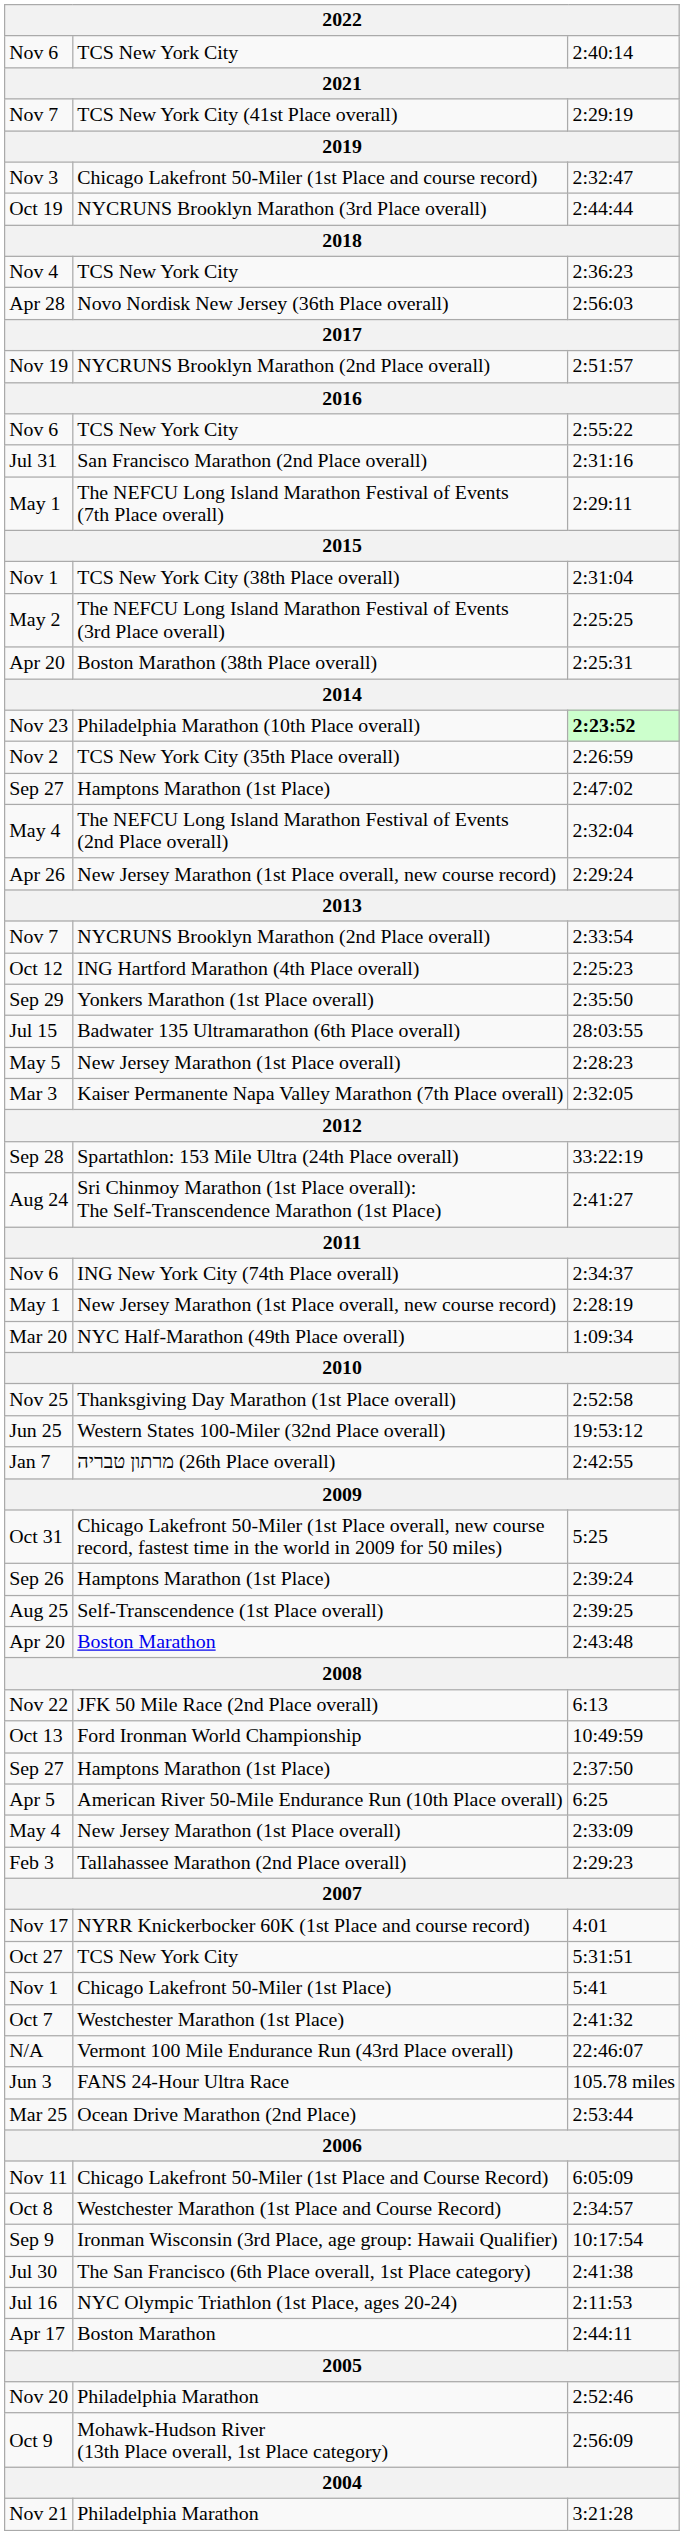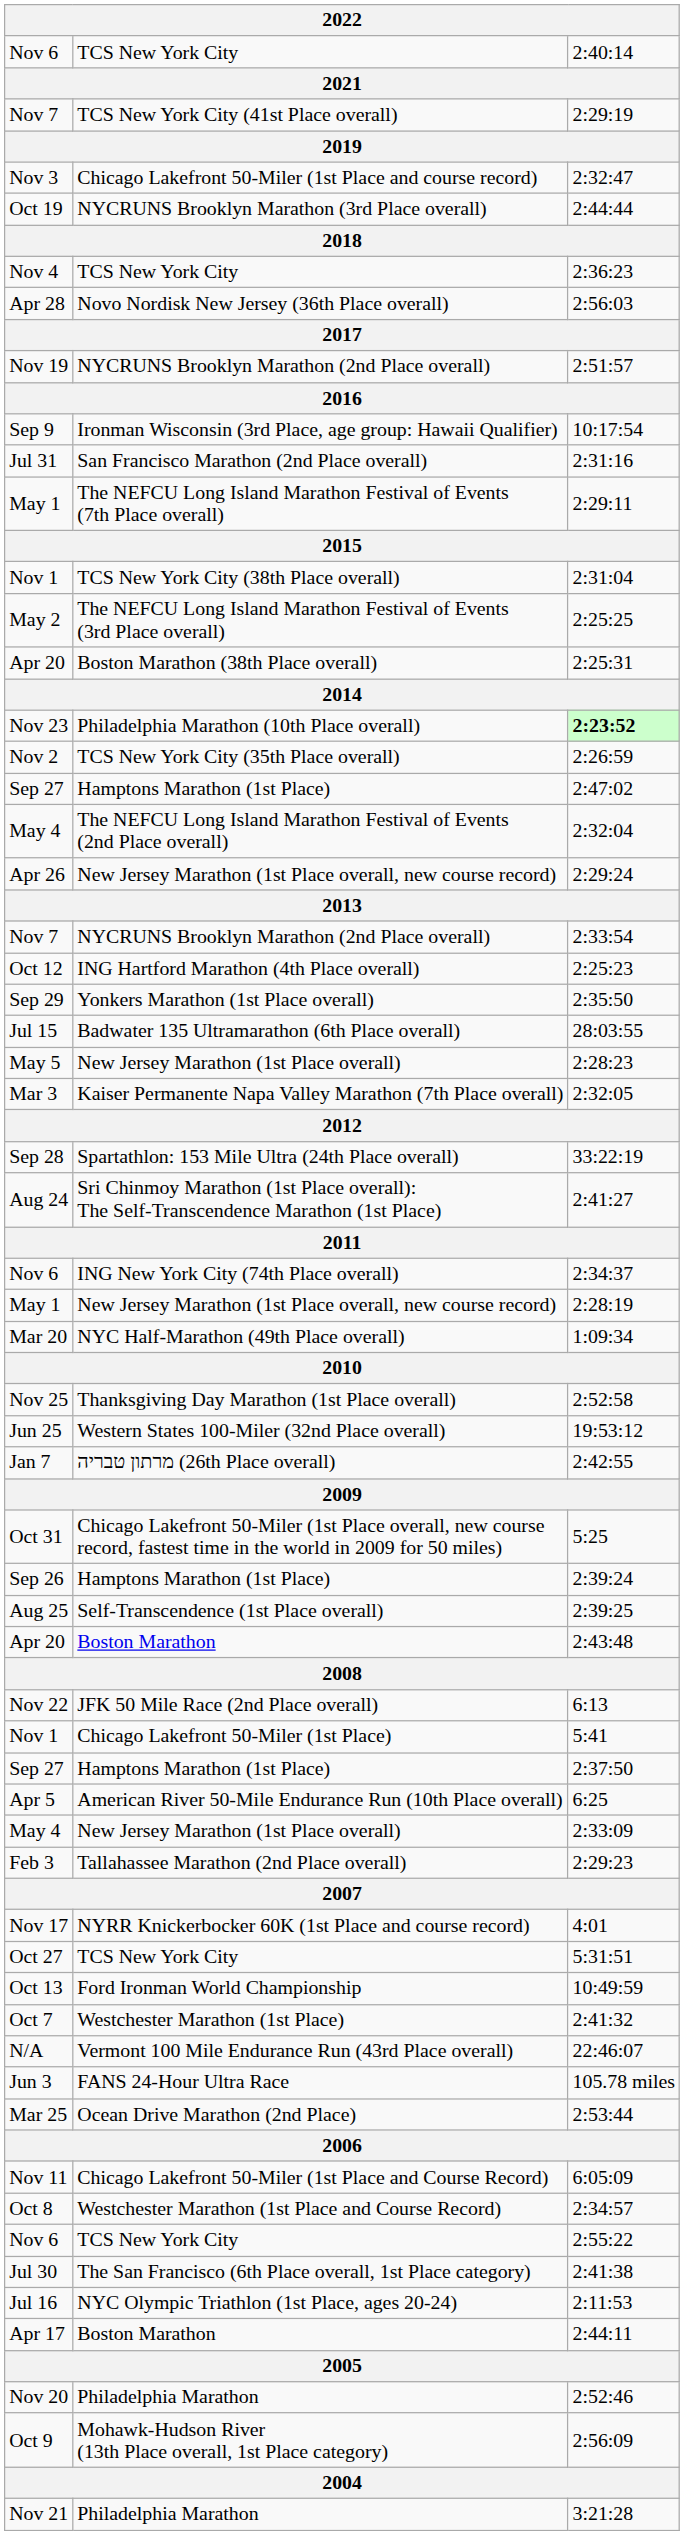rows swapped: (603, 429) <-> (608, 2239)
rows swapped: (590, 1988) <-> (608, 1736)
